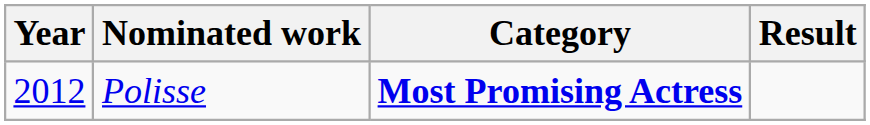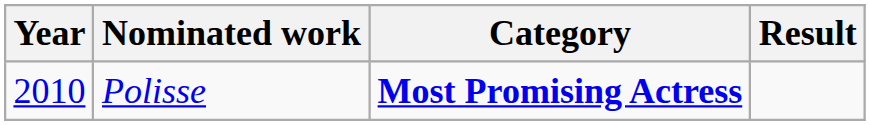(49, 90) 2012 -> (49, 90) 2010
